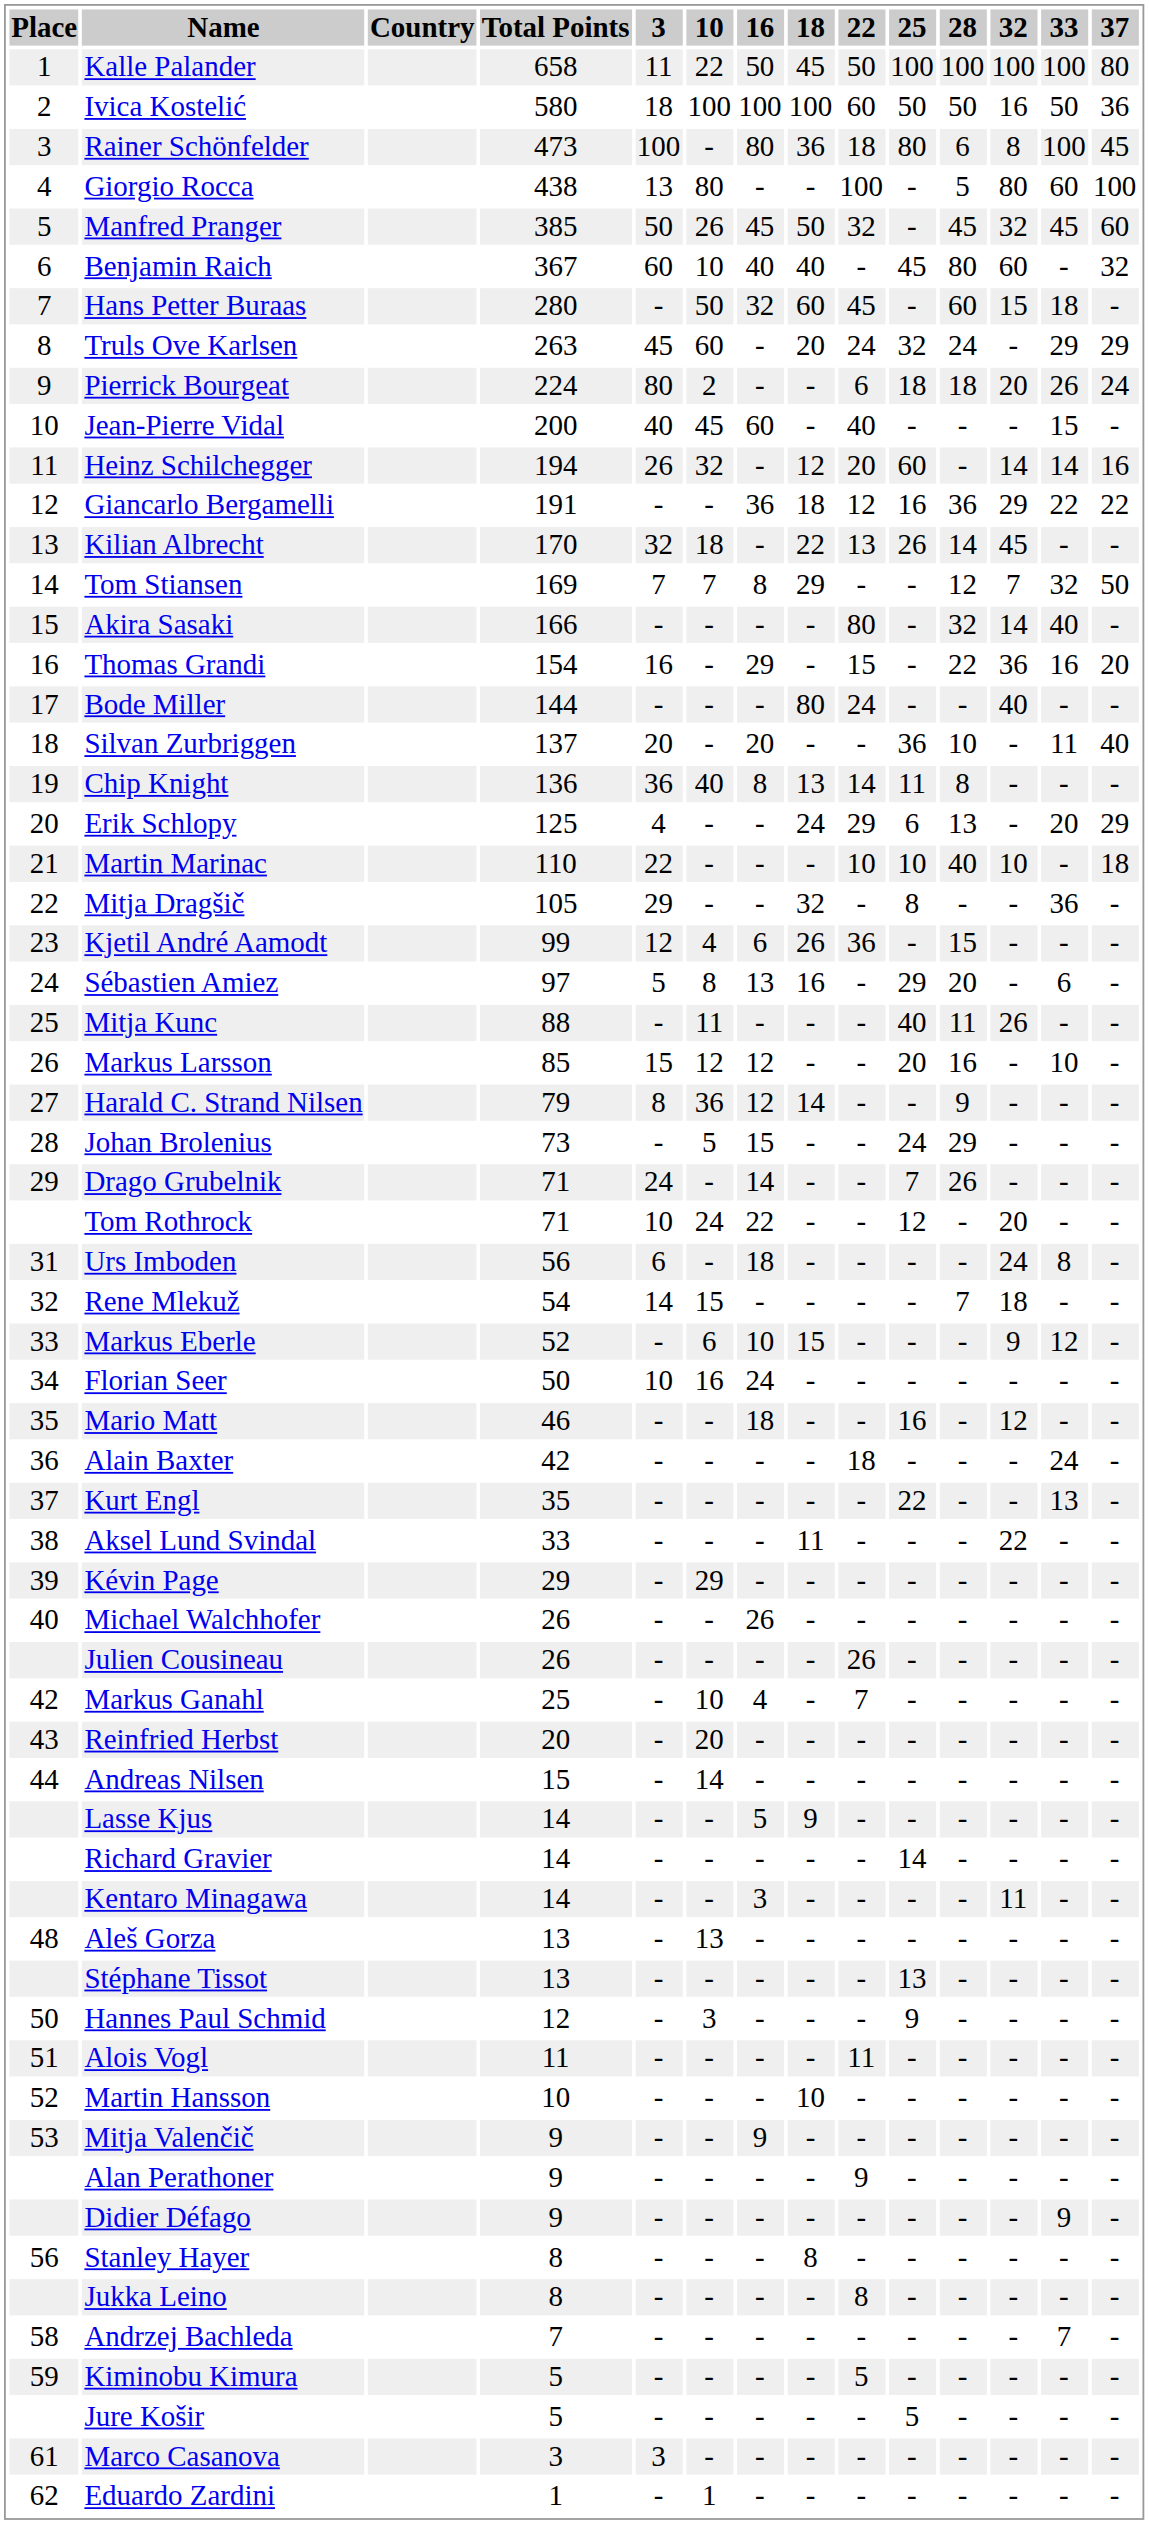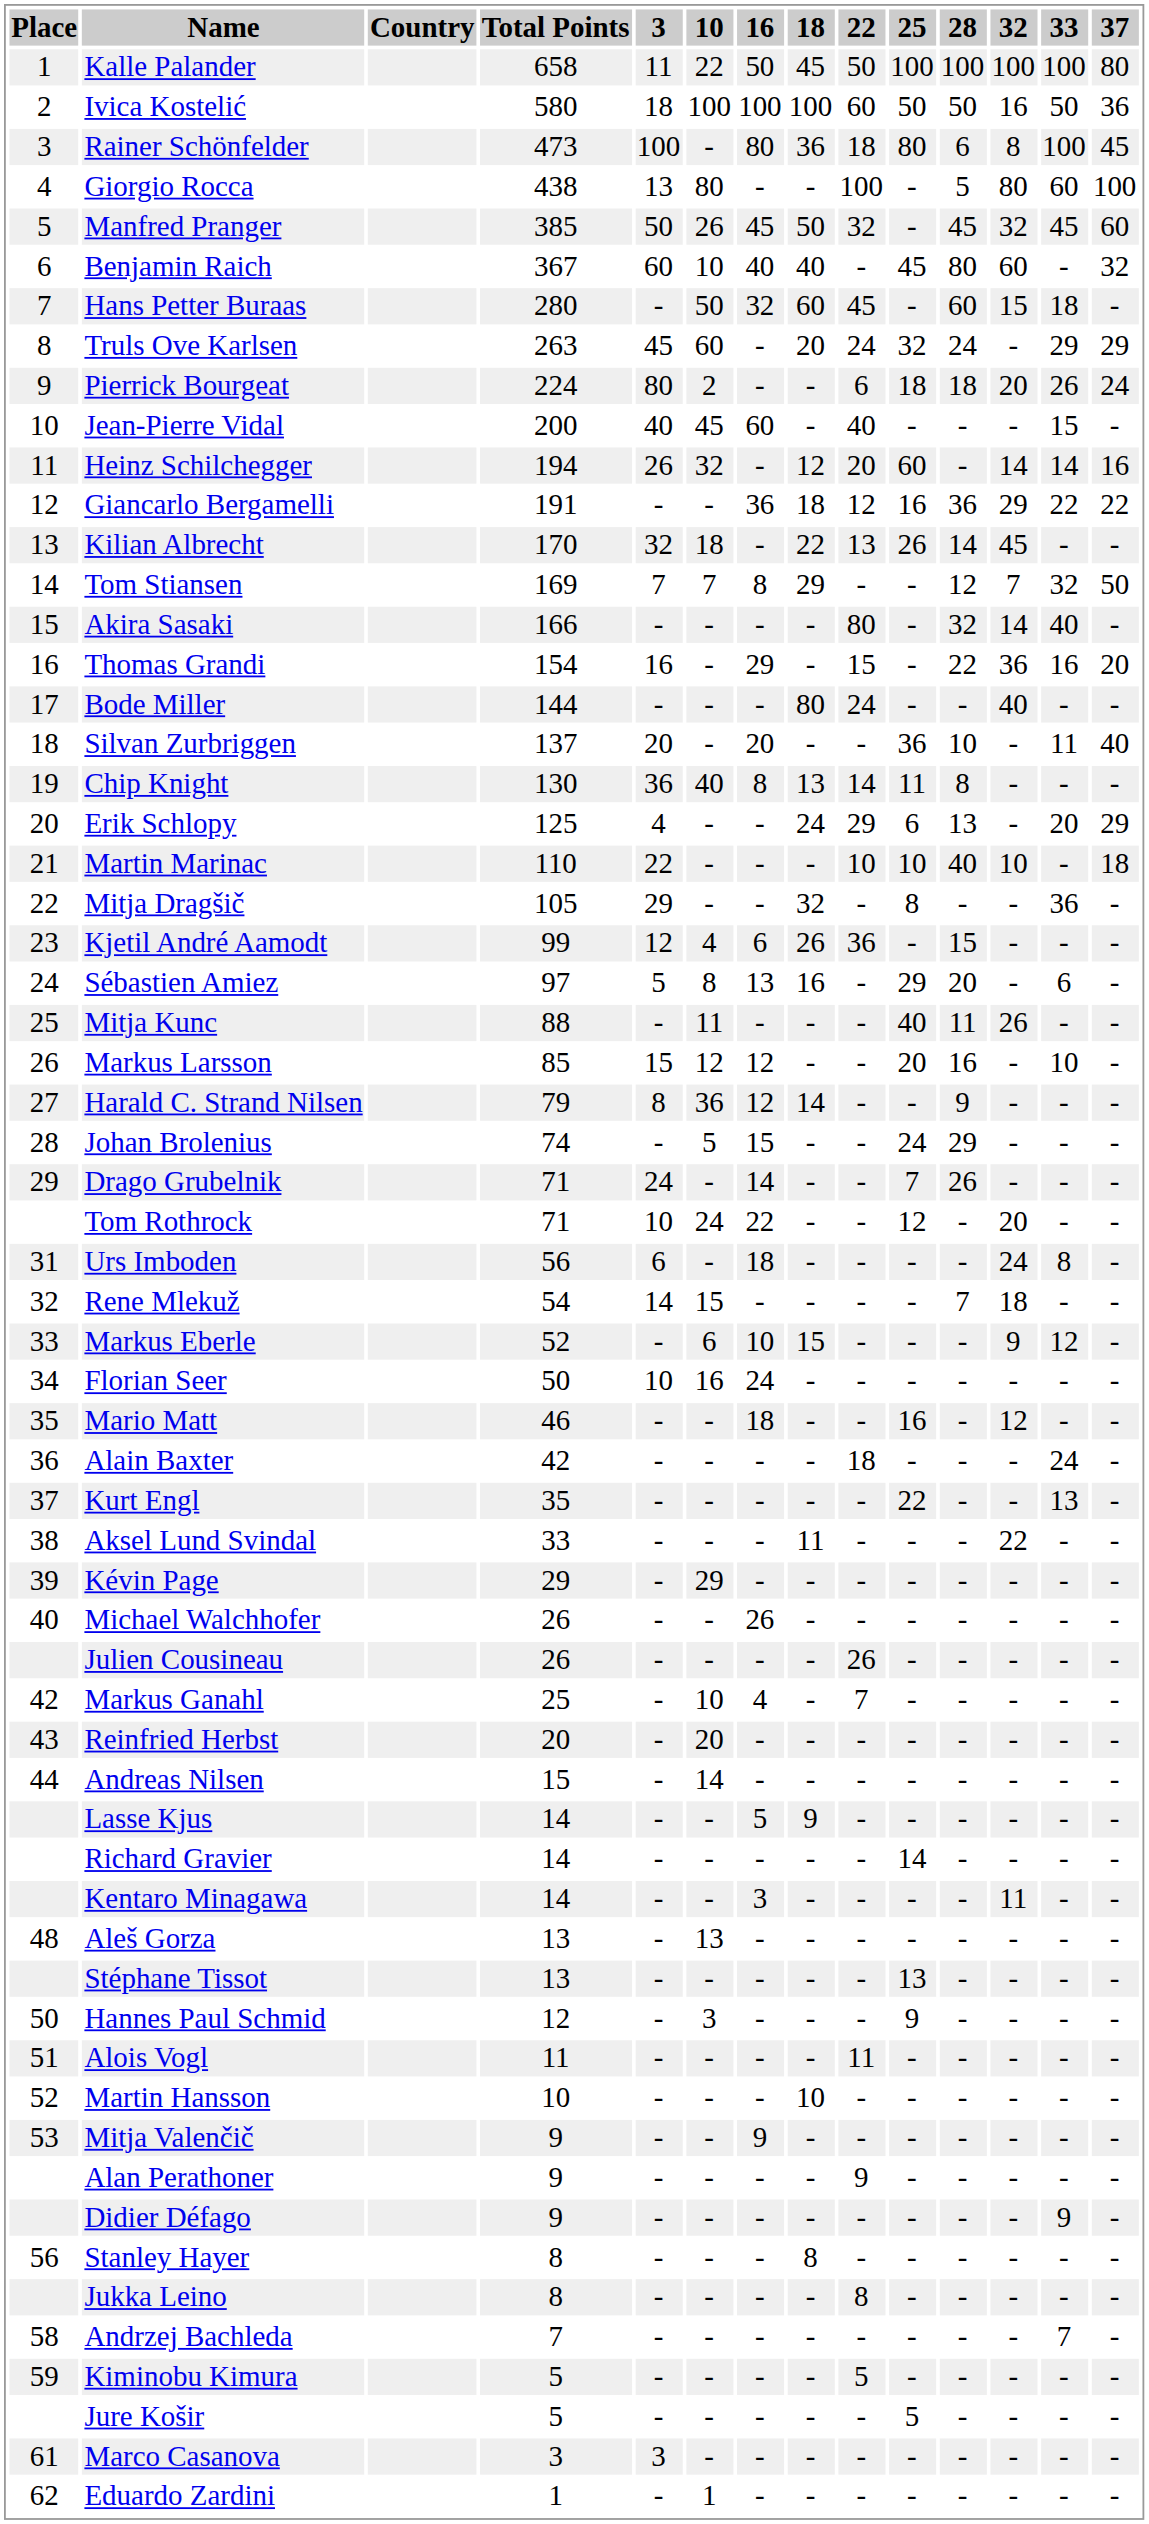(556, 783) 136 -> (556, 783) 130
(556, 1142) 73 -> (556, 1142) 74
